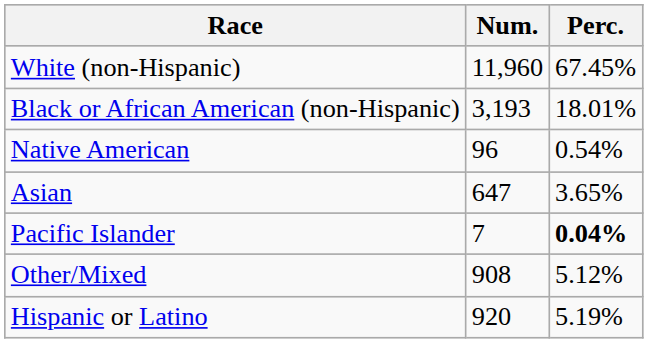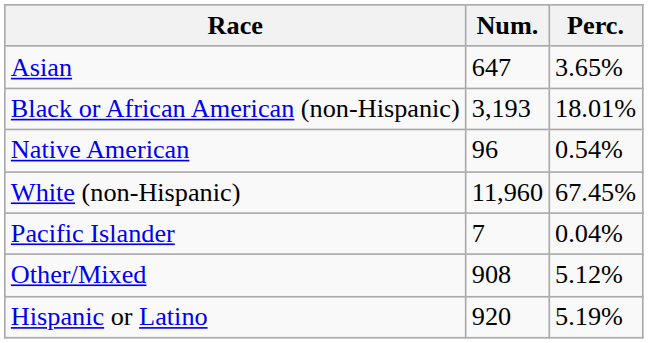rows swapped: (126, 66) <-> (41, 191)
(591, 233) bold -> (589, 233) normal
